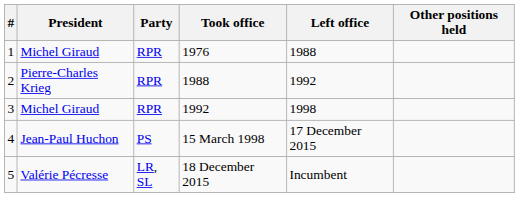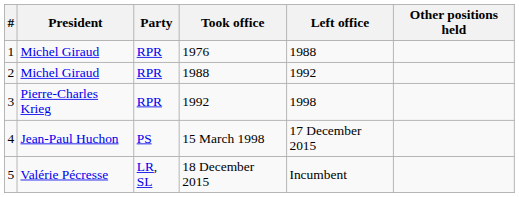(59, 80) Pierre-Charles Krieg -> (60, 72) Michel Giraud
(60, 109) Michel Giraud -> (59, 101) Pierre-Charles Krieg
